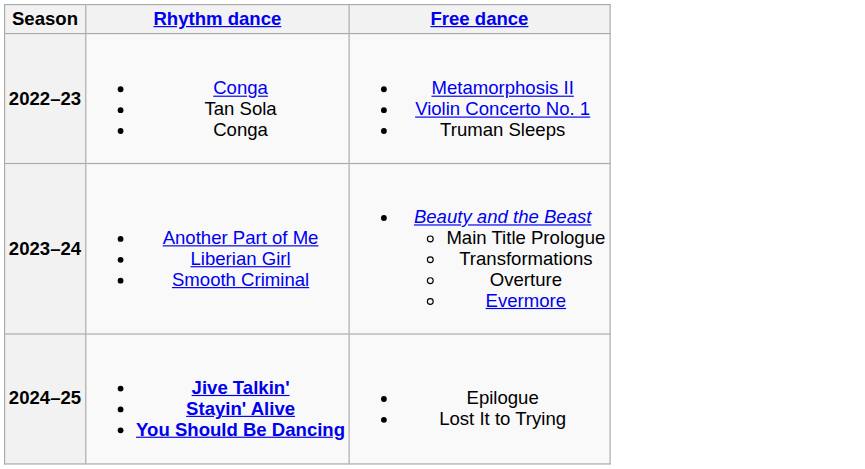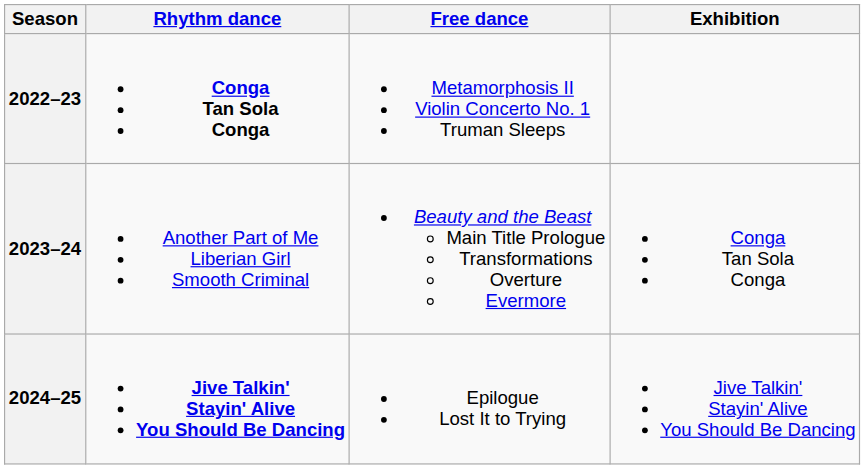+ column: (735, 19)
(217, 109) normal -> (217, 109) bold
